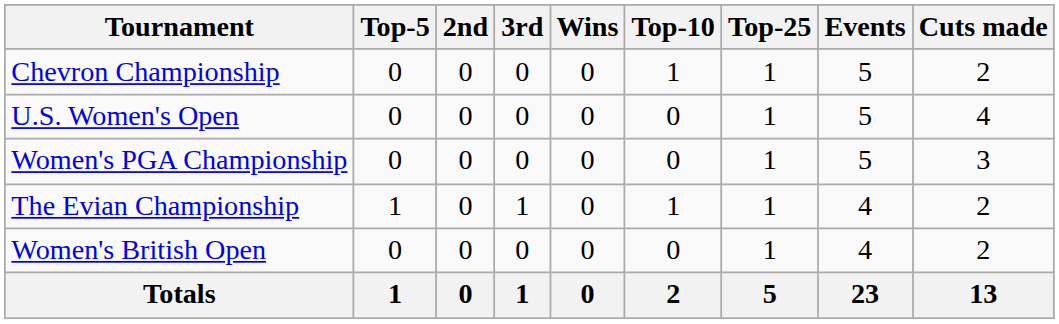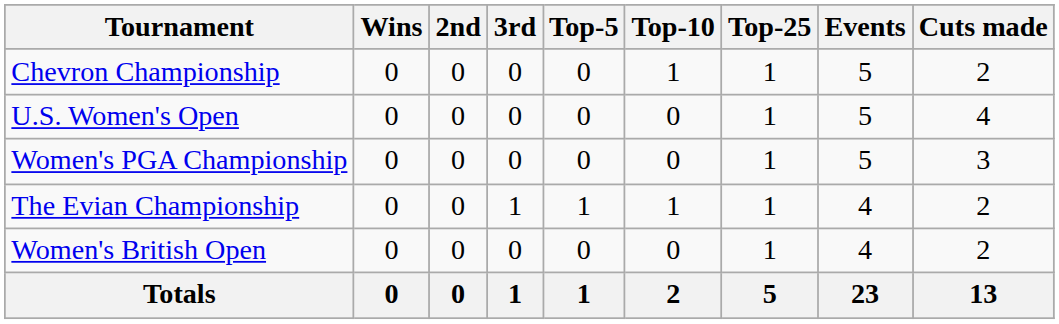columns swapped: (587, 26) <-> (395, 26)
